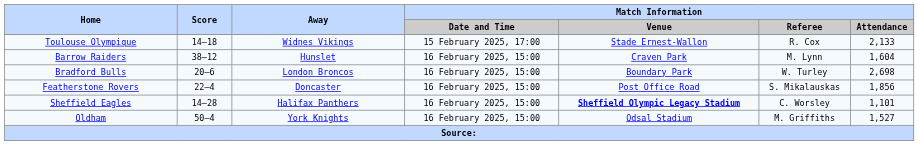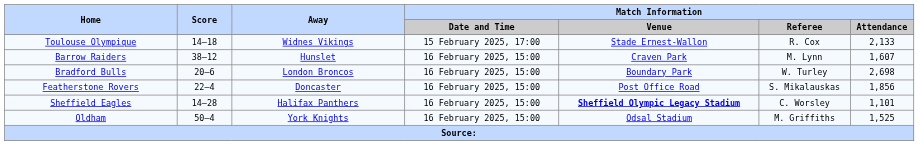(882, 57) 1,604 -> (882, 57) 1,607
(882, 118) 1,527 -> (882, 118) 1,525
